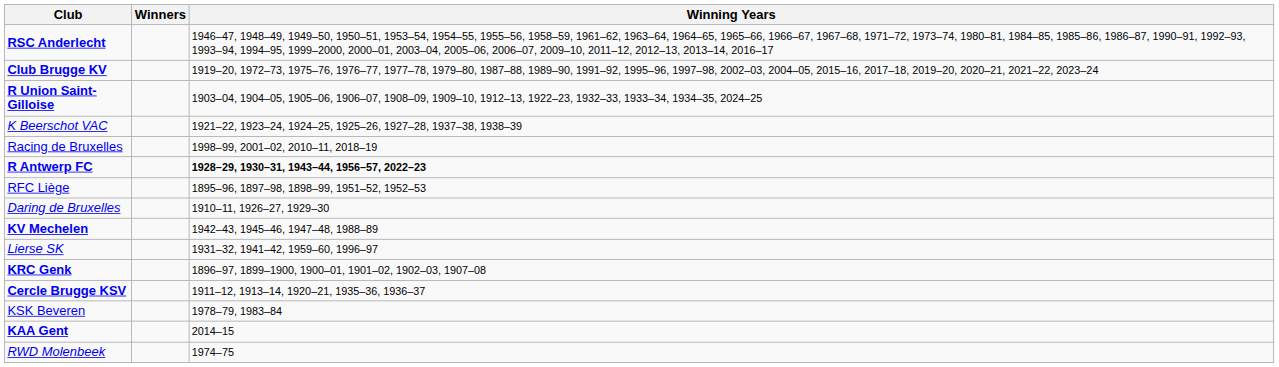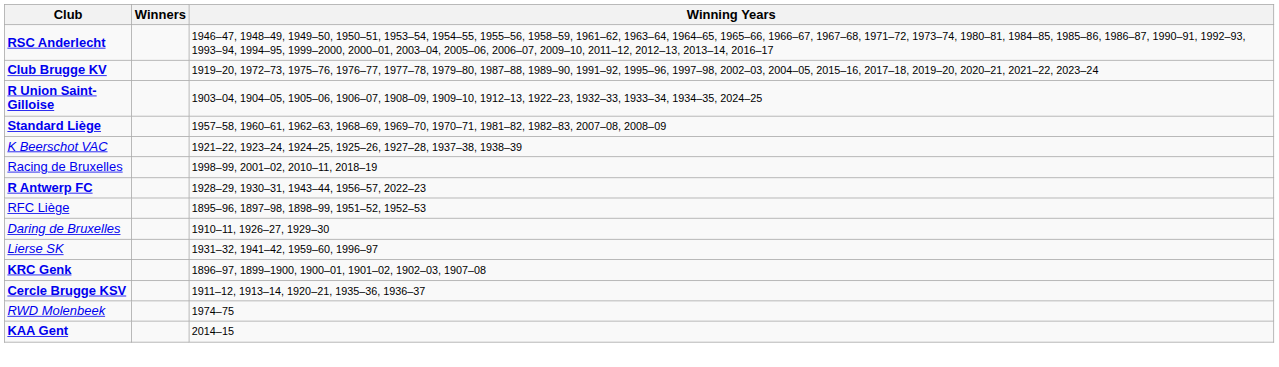+ row: (54, 126)
(309, 167) bold -> (309, 188) normal
- row: (48, 228)
- row: (46, 311)
rows swapped: (38, 331) <-> (56, 352)
